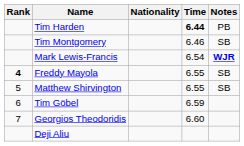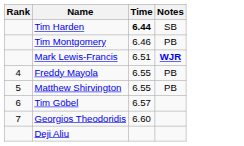- column: (155, 12)
(224, 27) PB -> (170, 27) SB
(224, 42) SB -> (170, 42) PB
(195, 57) 6.54 -> (142, 57) 6.51
(18, 73) bold -> (18, 73) normal
(224, 73) SB -> (170, 73) PB
(224, 88) SB -> (170, 88) PB
(195, 103) 6.59 -> (142, 103) 6.57
